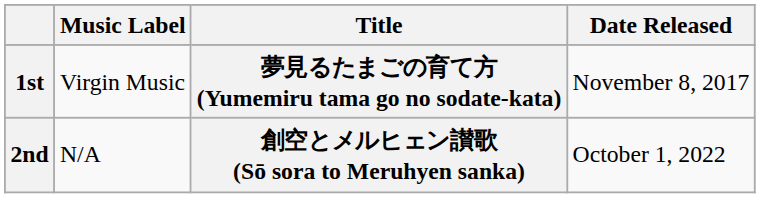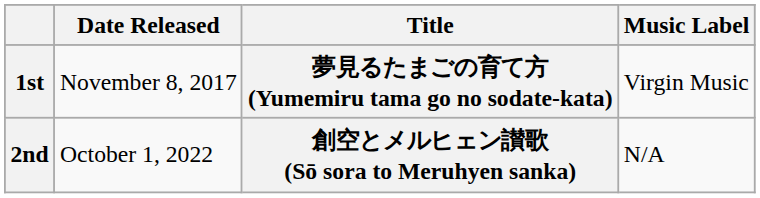columns swapped: (661, 24) <-> (123, 24)
